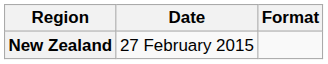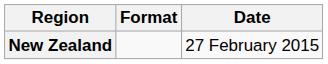columns swapped: (187, 17) <-> (290, 17)
